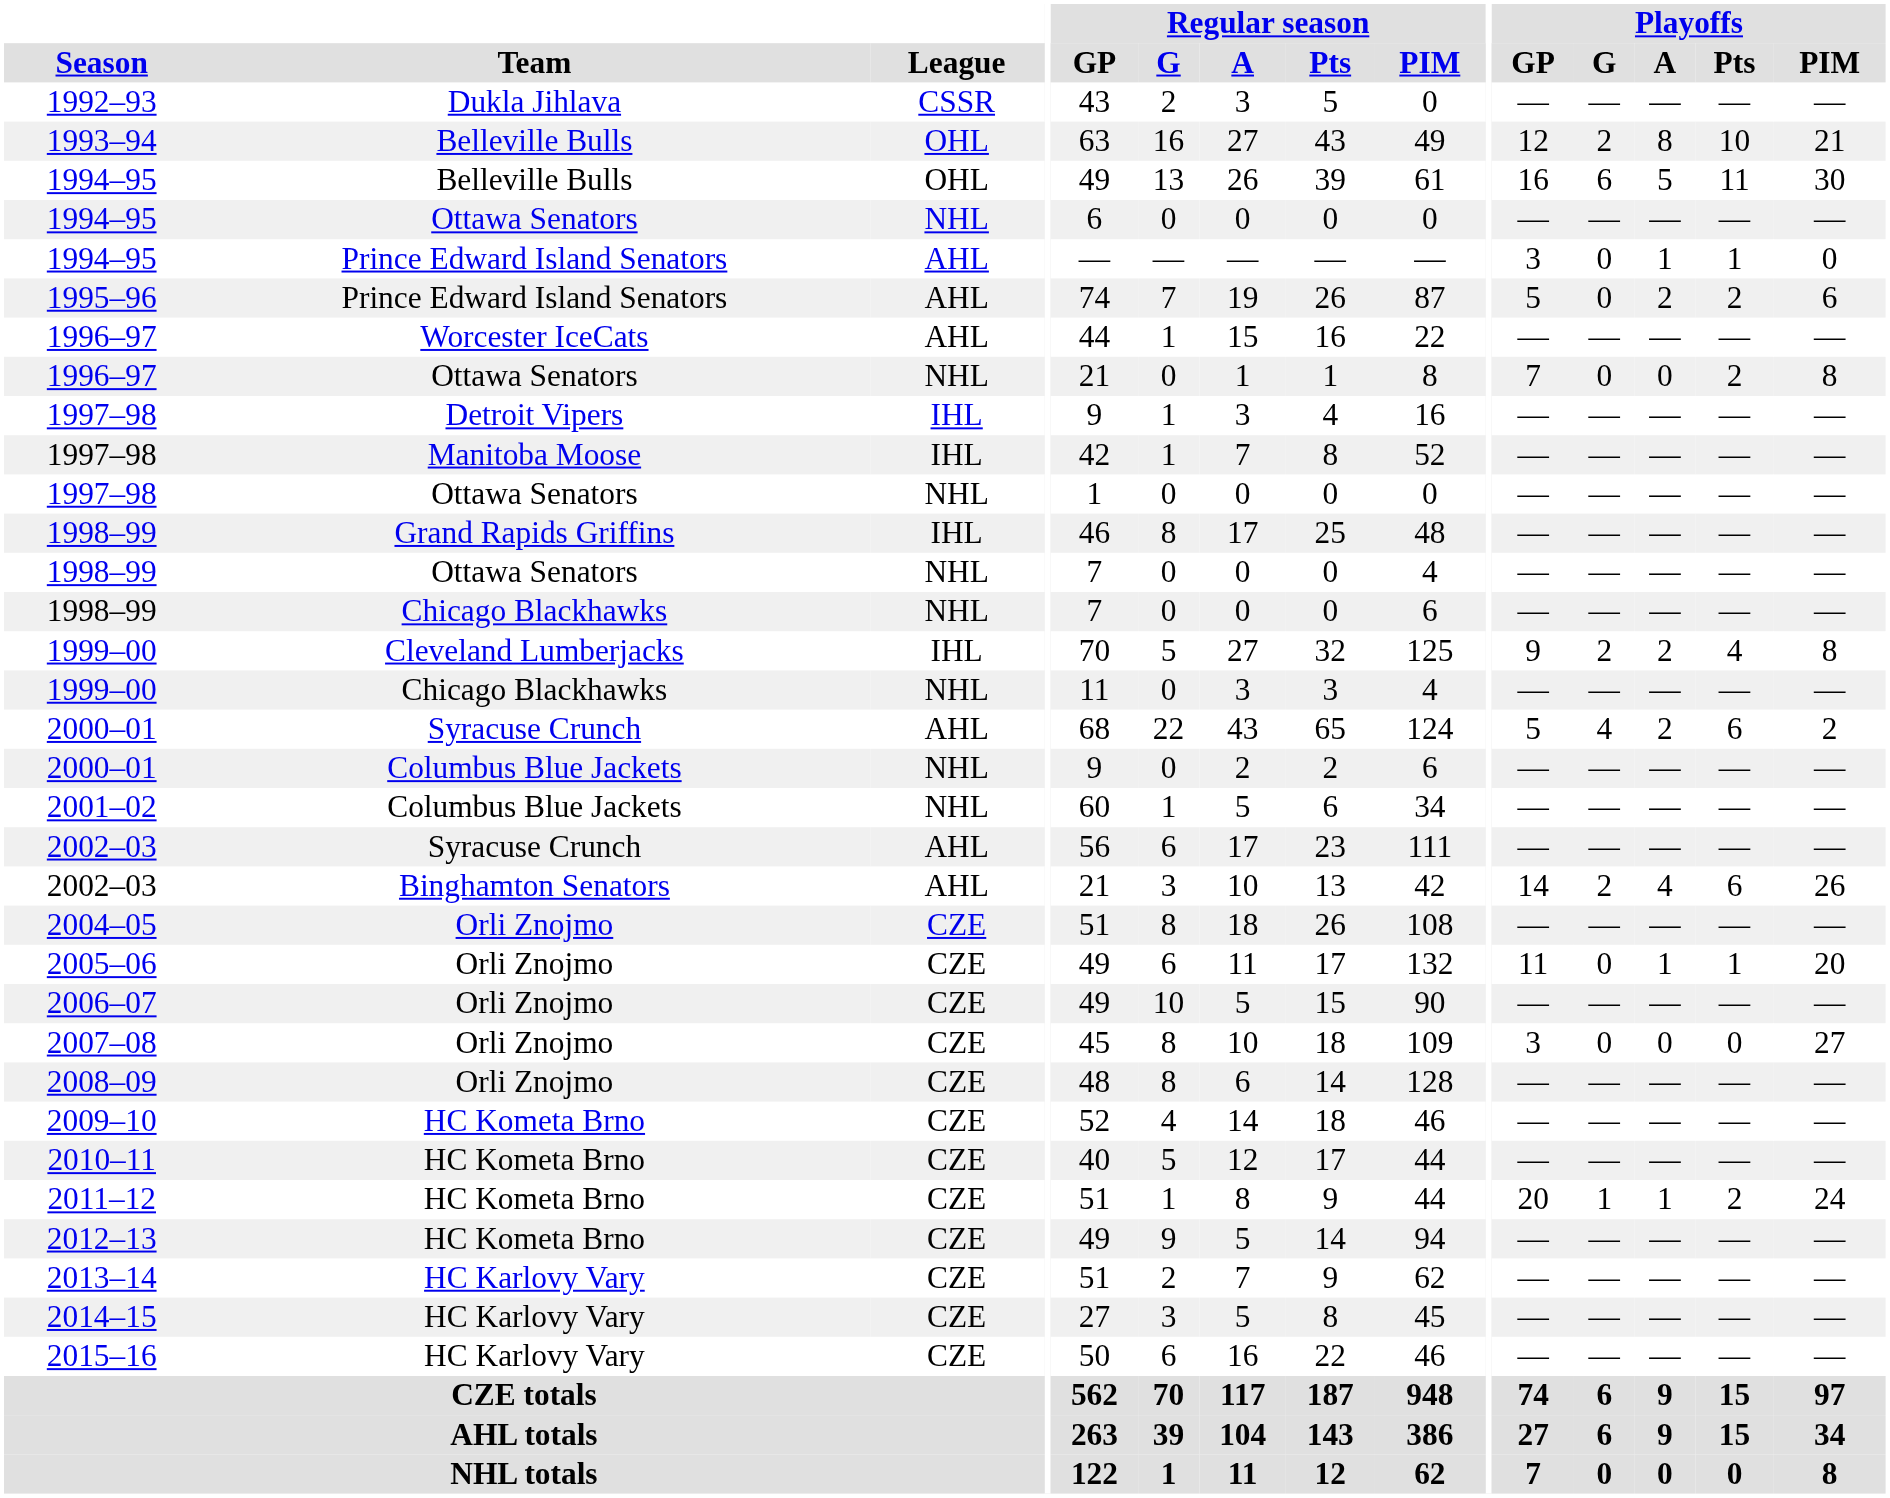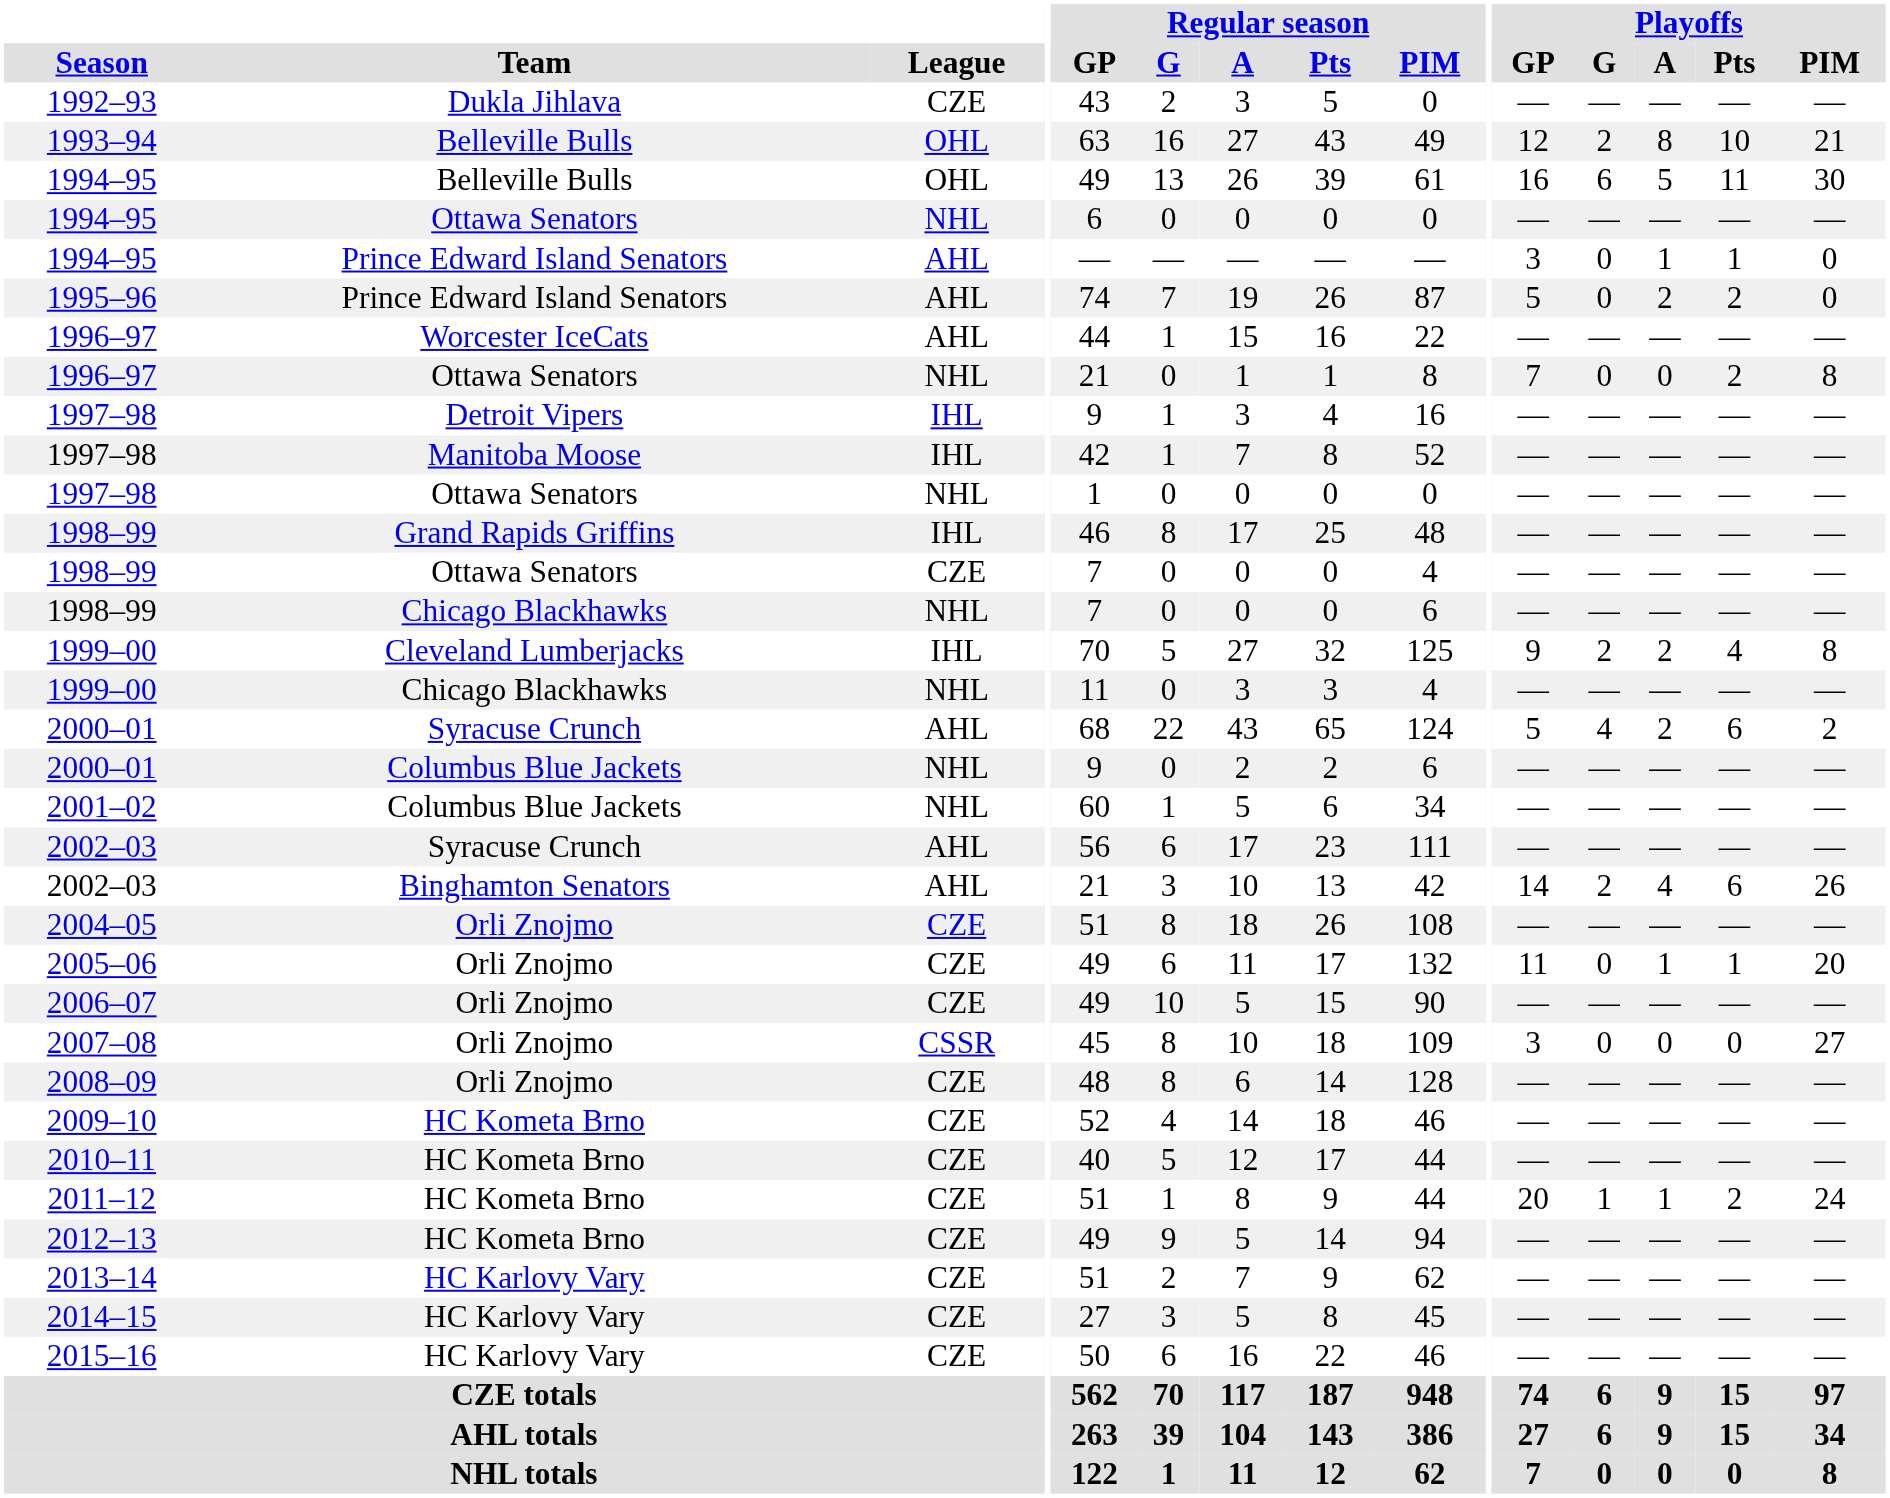(957, 101) CSSR -> (957, 101) CZE
(1830, 297) 6 -> (1830, 297) 0
(957, 571) NHL -> (957, 571) CZE
(957, 1042) CZE -> (957, 1042) CSSR
